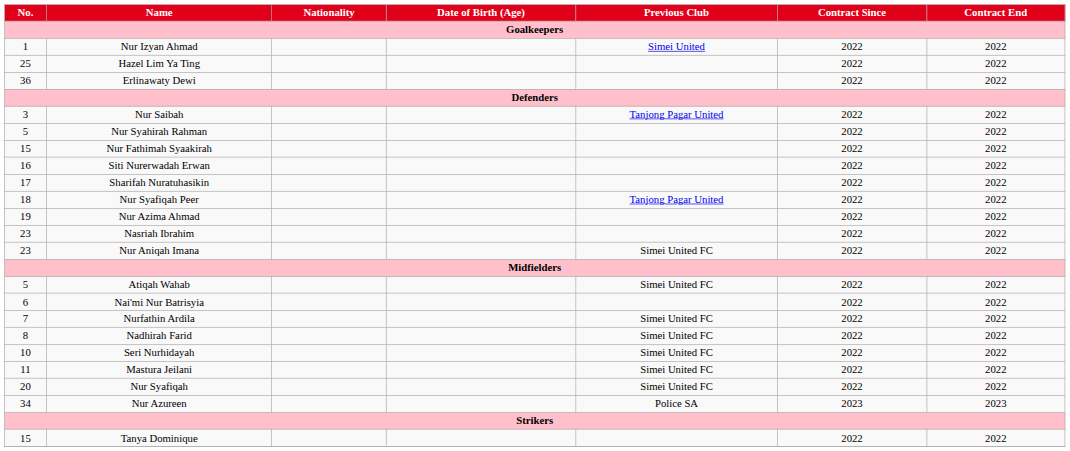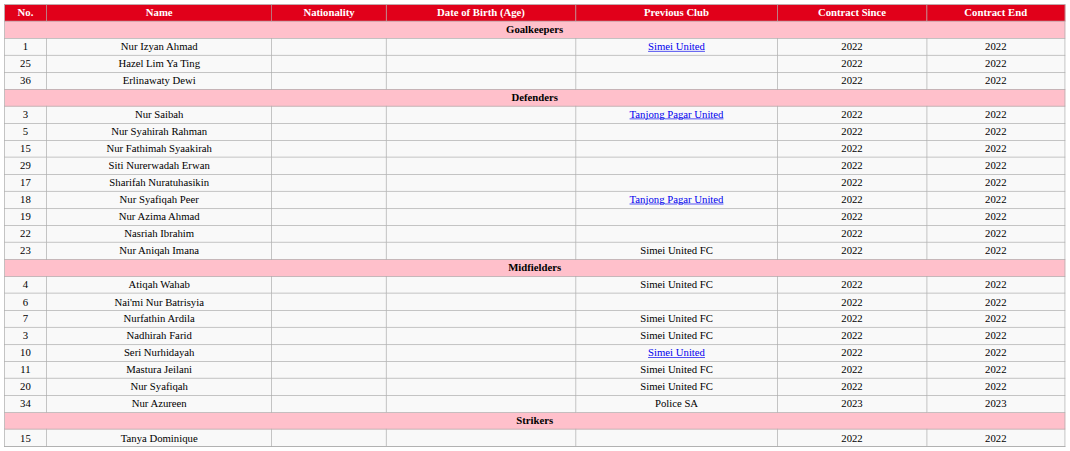(25, 166) 16 -> (25, 166) 29
(25, 234) 23 -> (25, 234) 22
(25, 285) 5 -> (25, 285) 4
(25, 336) 8 -> (25, 336) 3
(677, 353) Simei United FC -> (677, 353) Simei United
